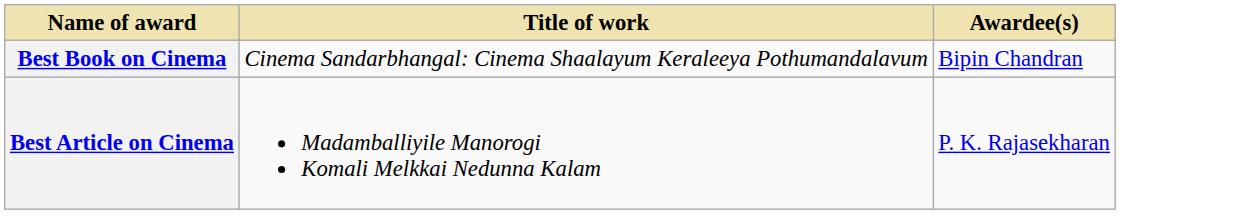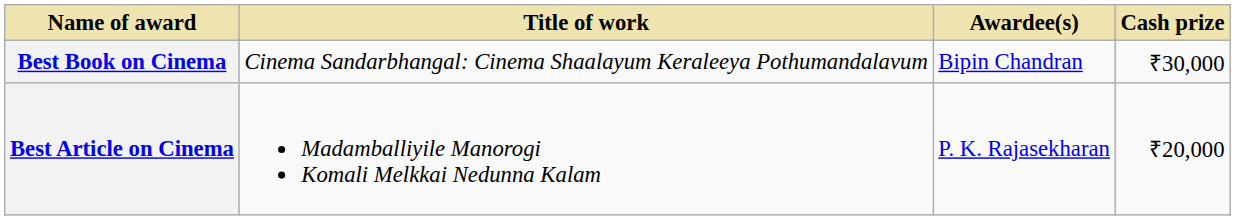+ column: (1172, 22)
